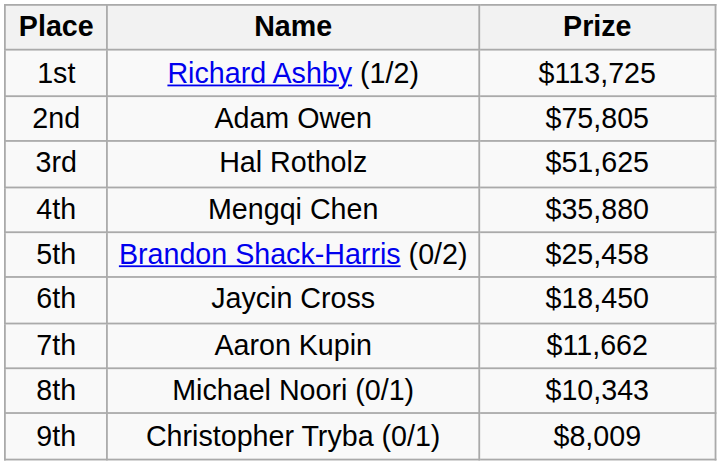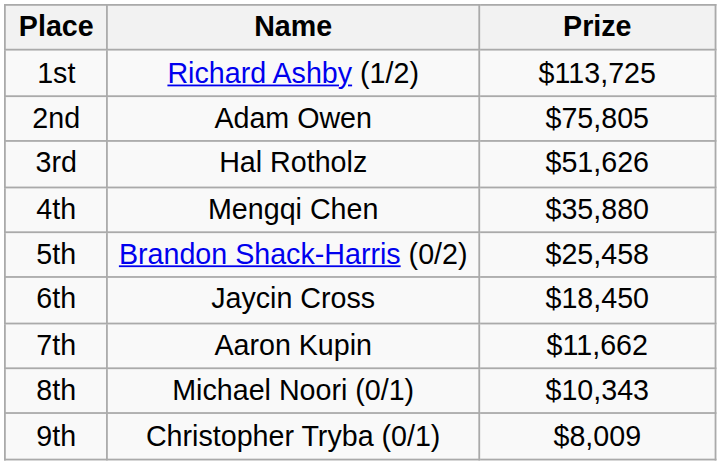(597, 163) $51,625 -> (597, 163) $51,626
